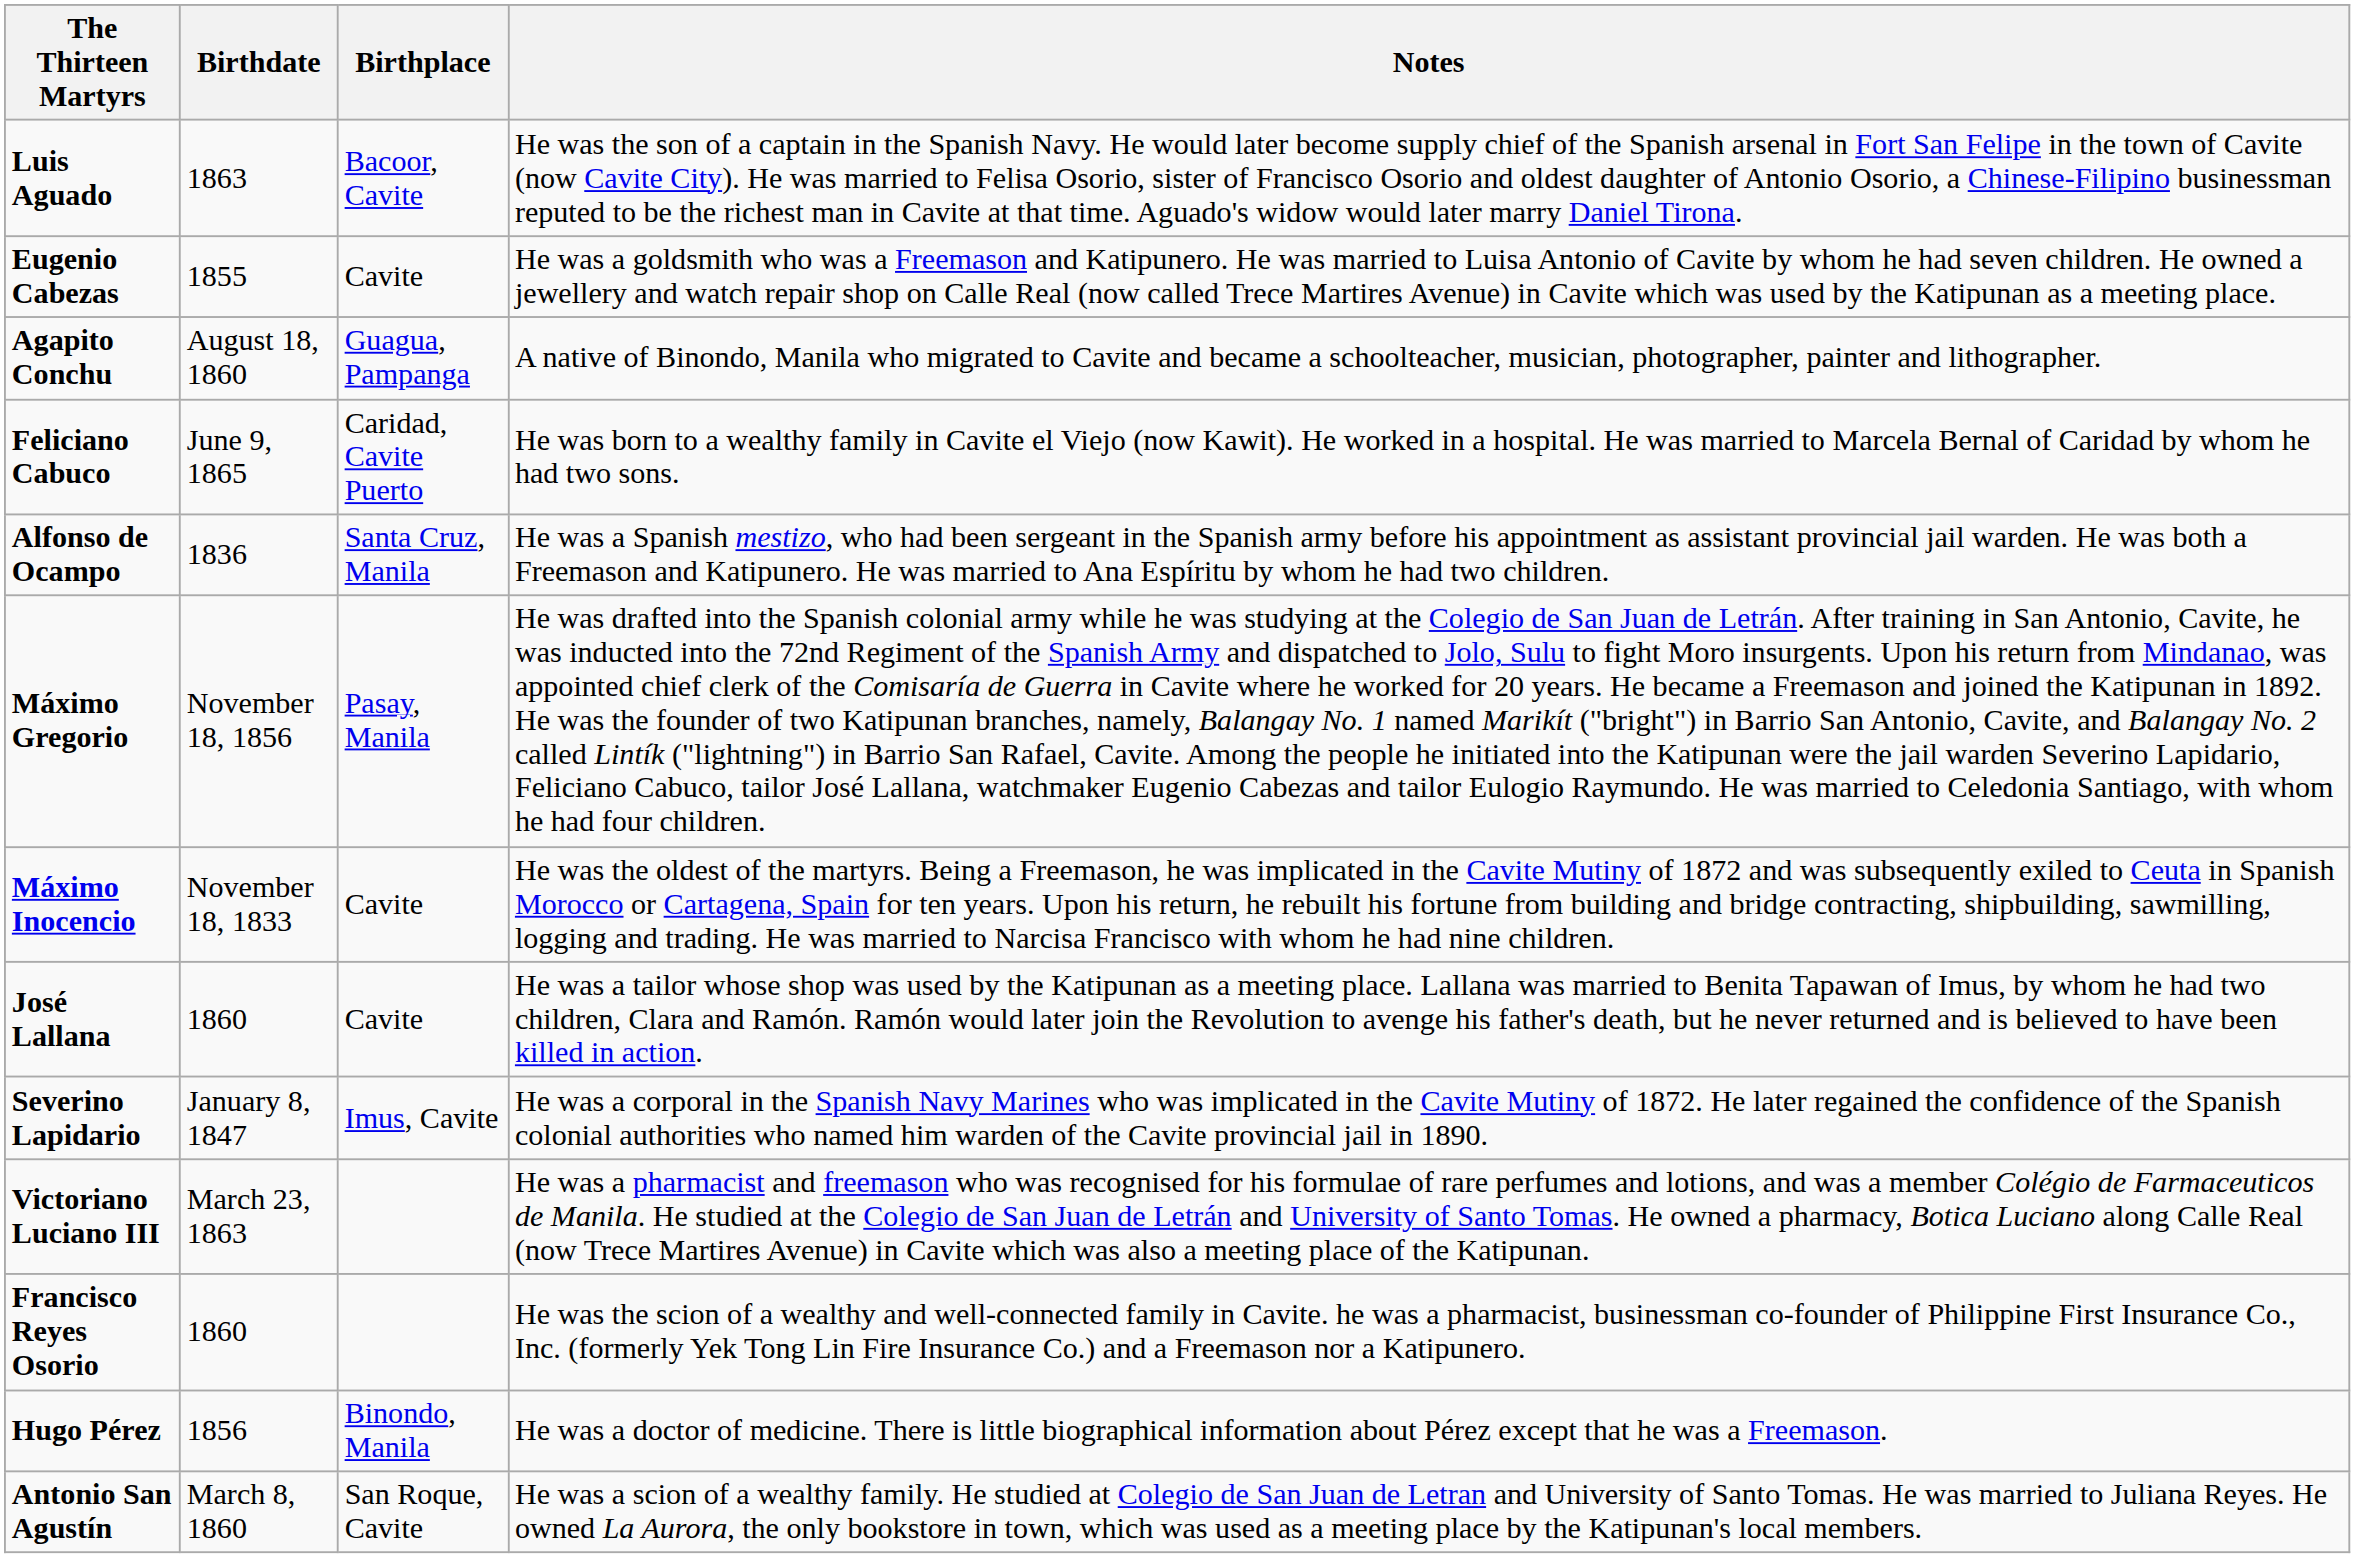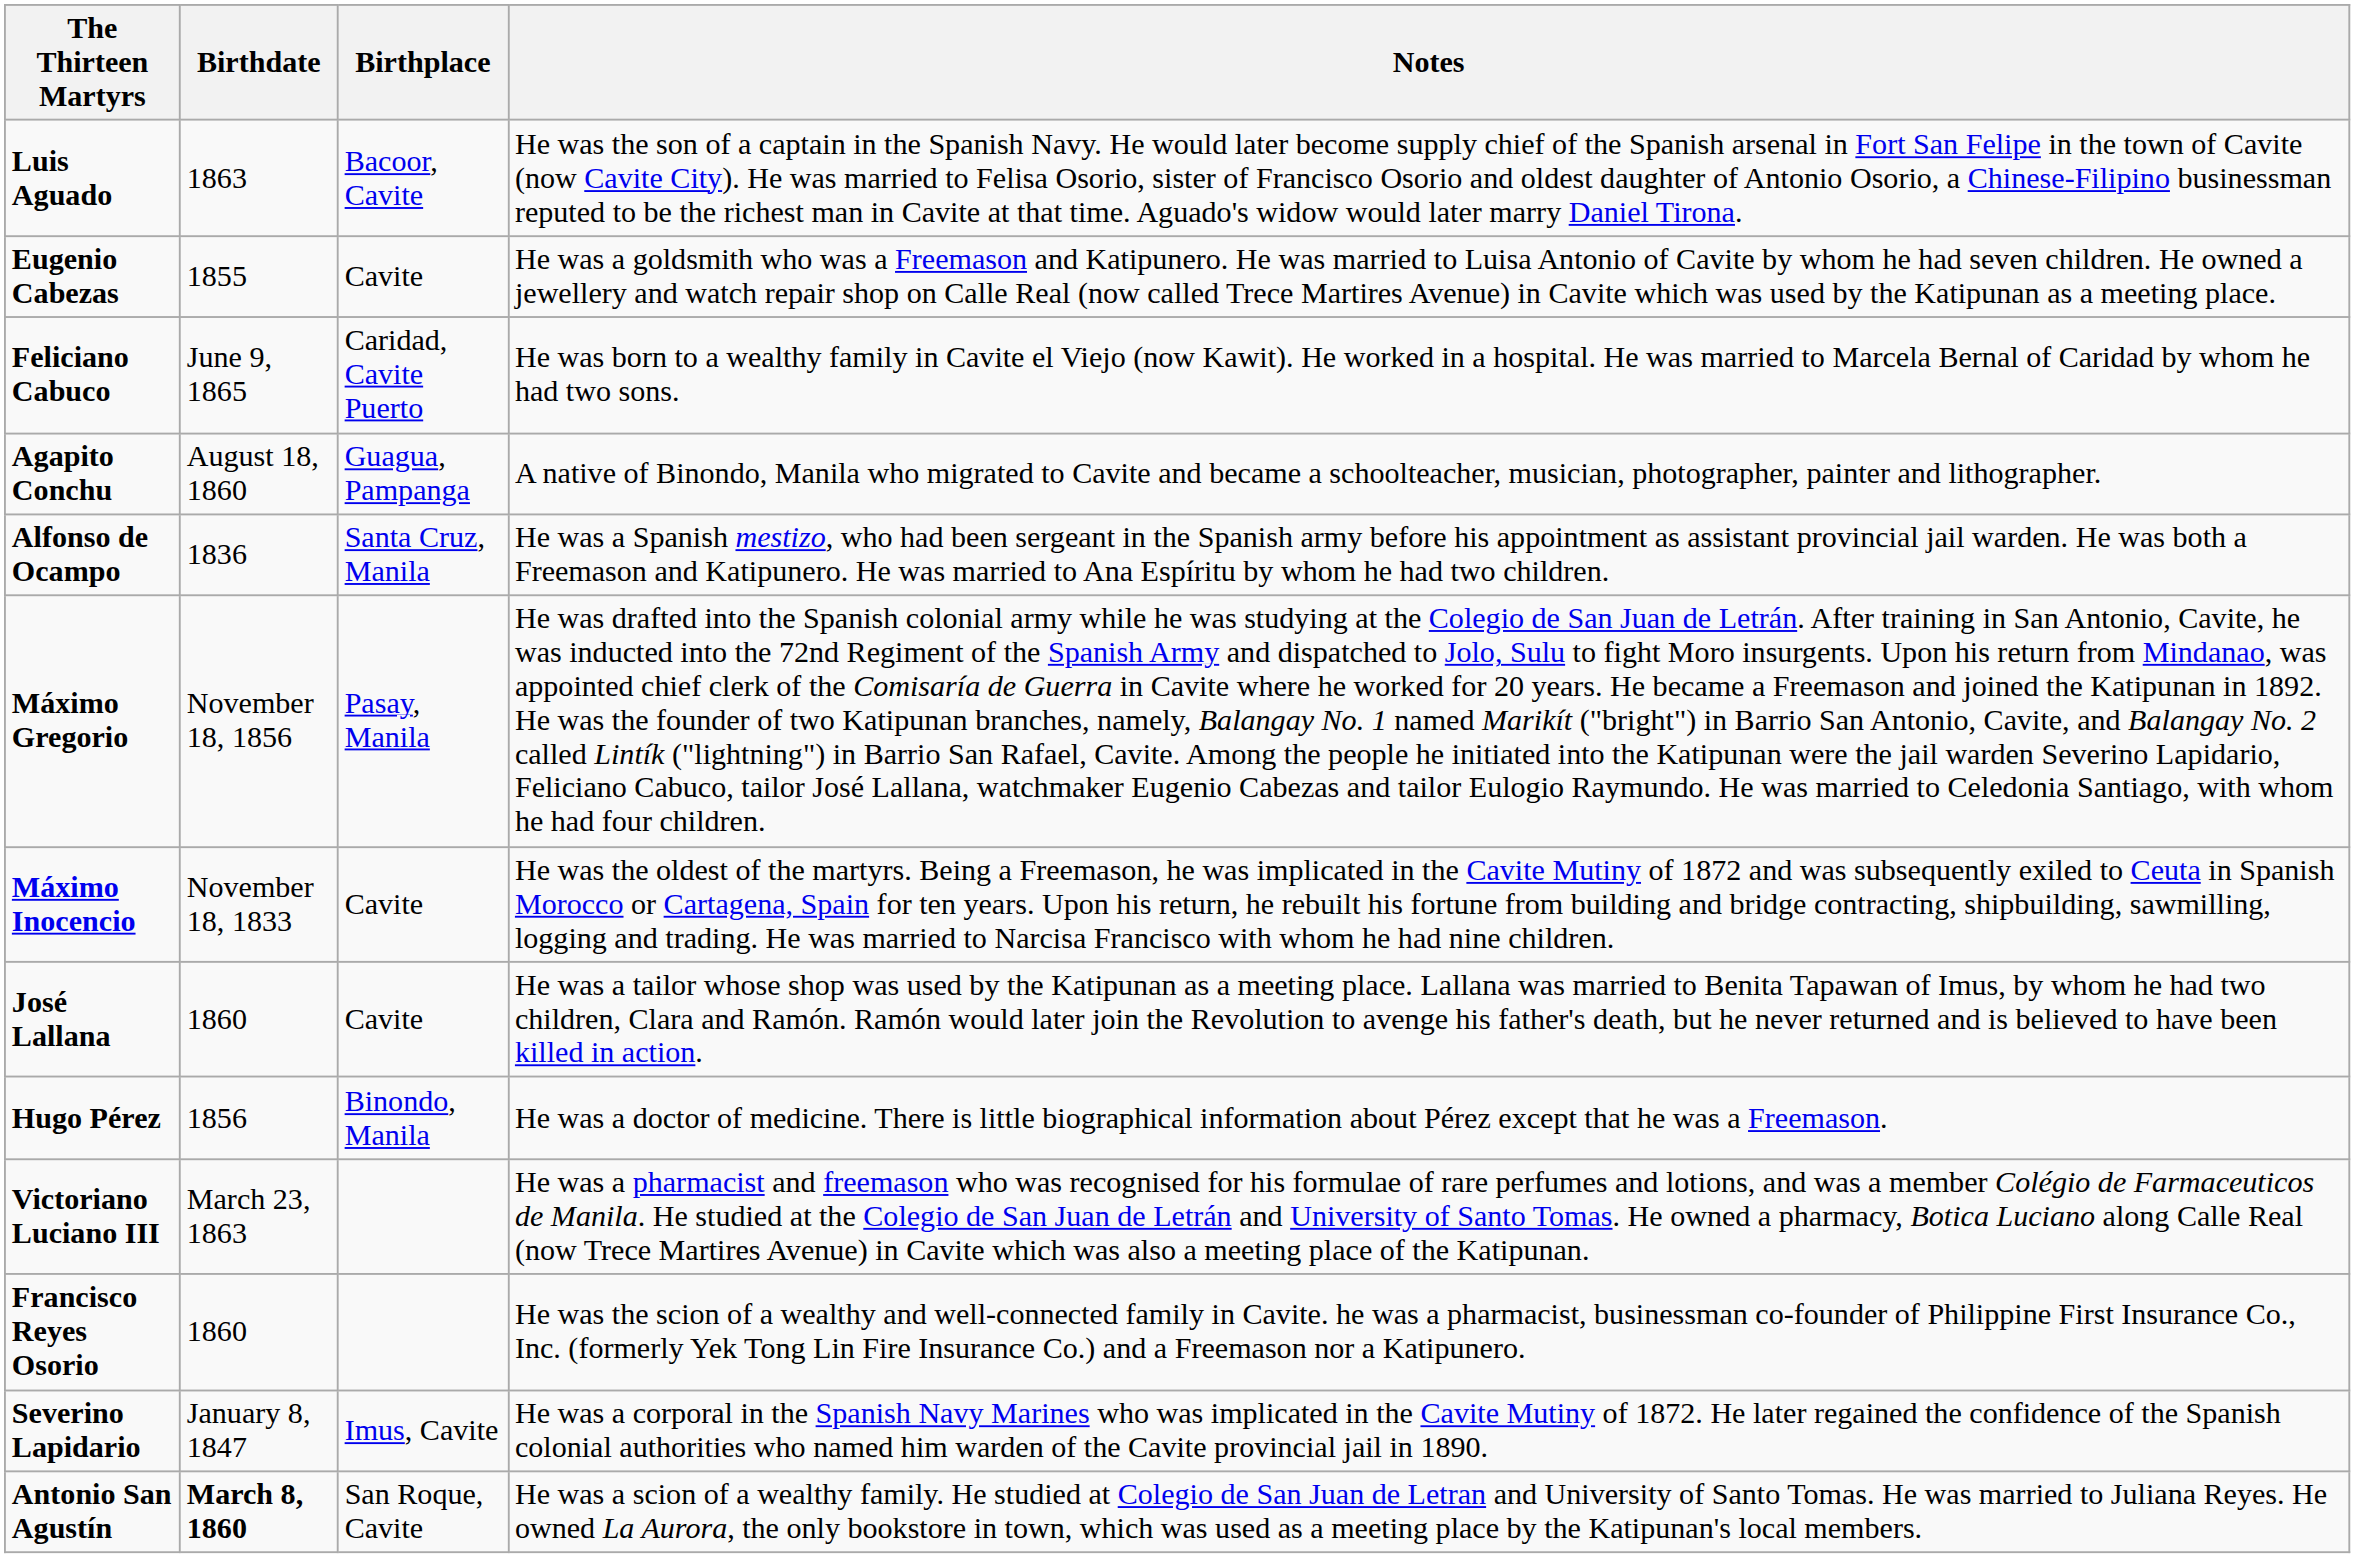rows swapped: (70, 456) <-> (63, 357)
rows swapped: (76, 1117) <-> (86, 1429)
(241, 1511) normal -> (245, 1511) bold
